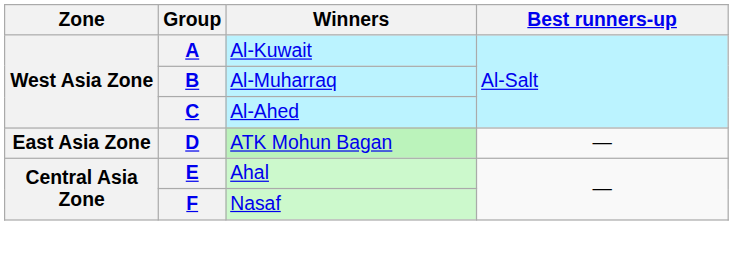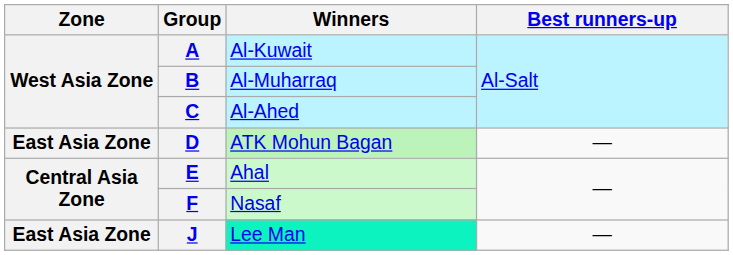+ row: (192, 234)
